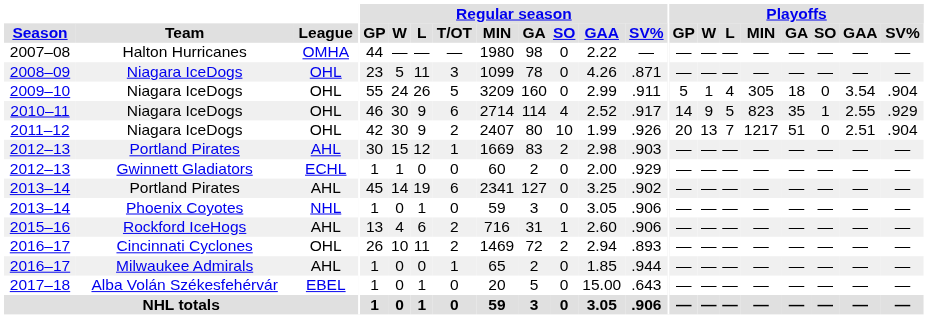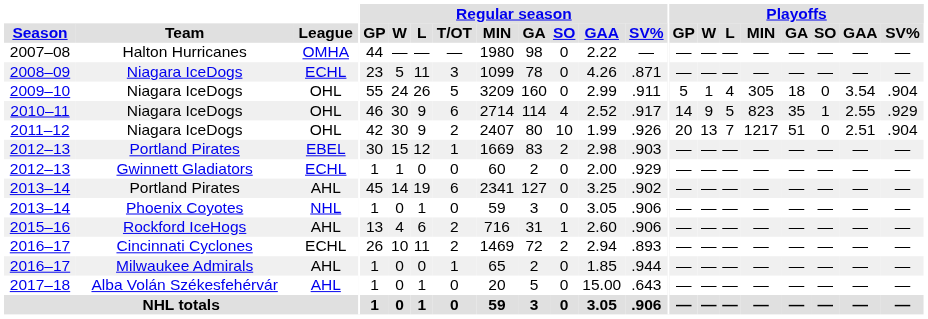(326, 71) OHL -> (326, 71) ECHL
(326, 149) AHL -> (326, 149) EBEL
(326, 246) OHL -> (326, 246) ECHL
(326, 285) EBEL -> (326, 285) AHL
